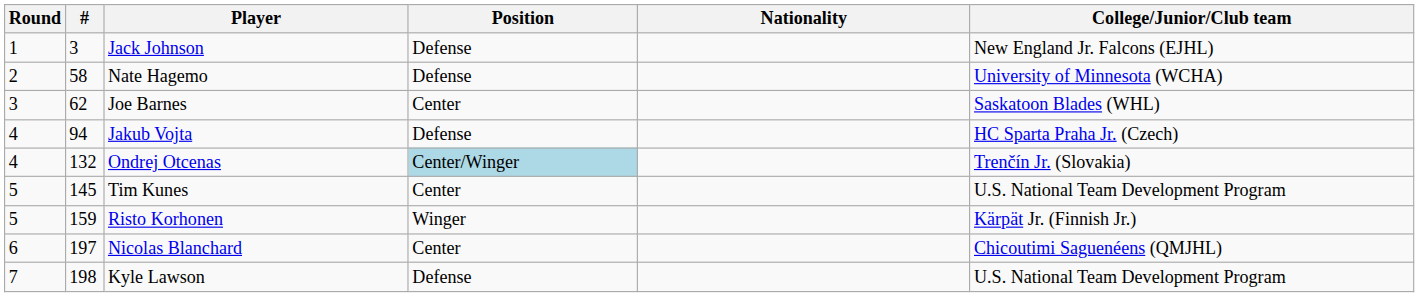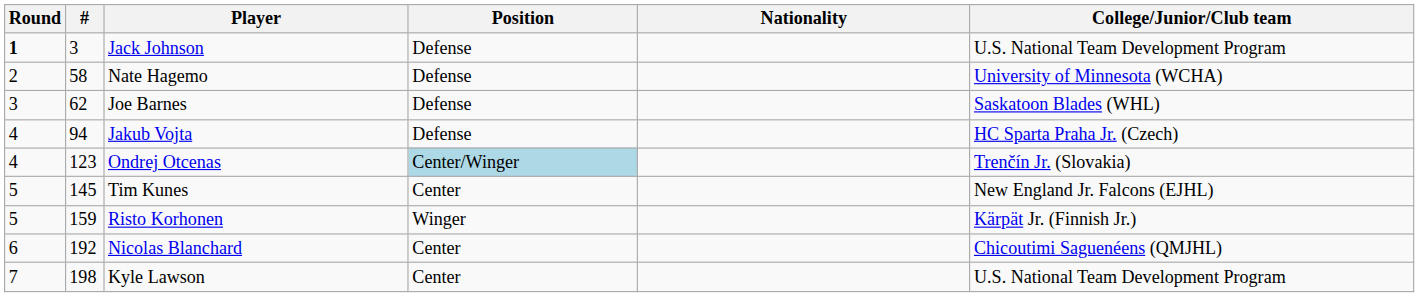(13, 47) normal -> (13, 47) bold
(1094, 47) New England Jr. Falcons (EJHL) -> (1130, 47) U.S. National Team Development Program
(436, 104) Center -> (442, 104) Defense
(83, 162) 132 -> (83, 162) 123
(1130, 190) U.S. National Team Development Program -> (1094, 190) New England Jr. Falcons (EJHL)
(83, 248) 197 -> (83, 248) 192
(442, 276) Defense -> (436, 276) Center
